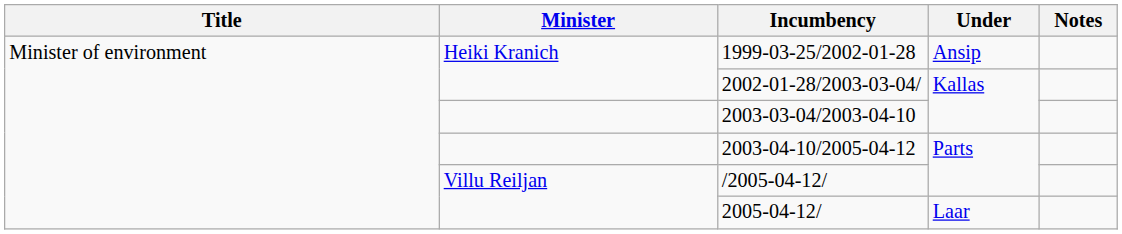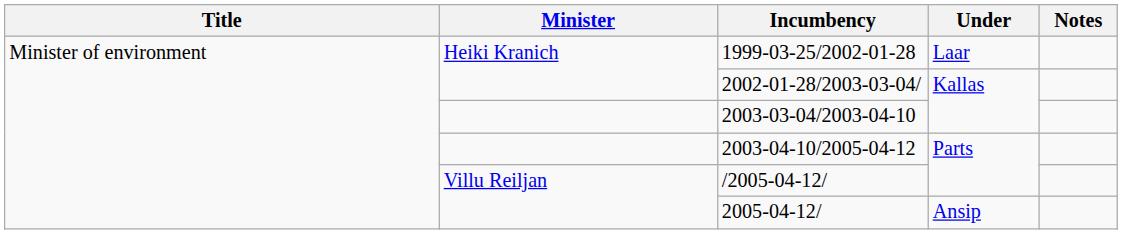(957, 52) Ansip -> (951, 52) Laar
(951, 212) Laar -> (957, 212) Ansip
